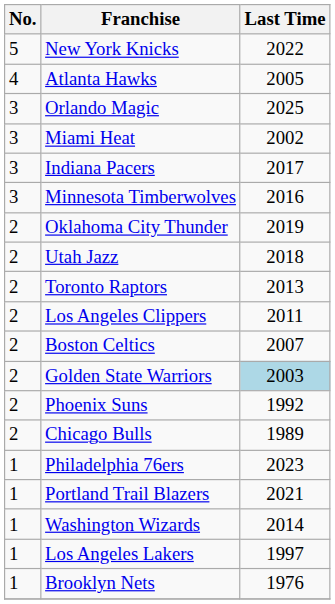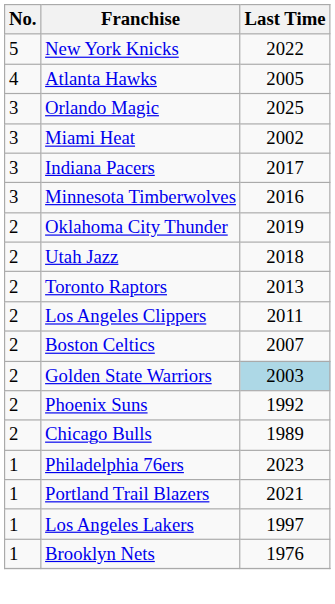- row: (123, 524)
